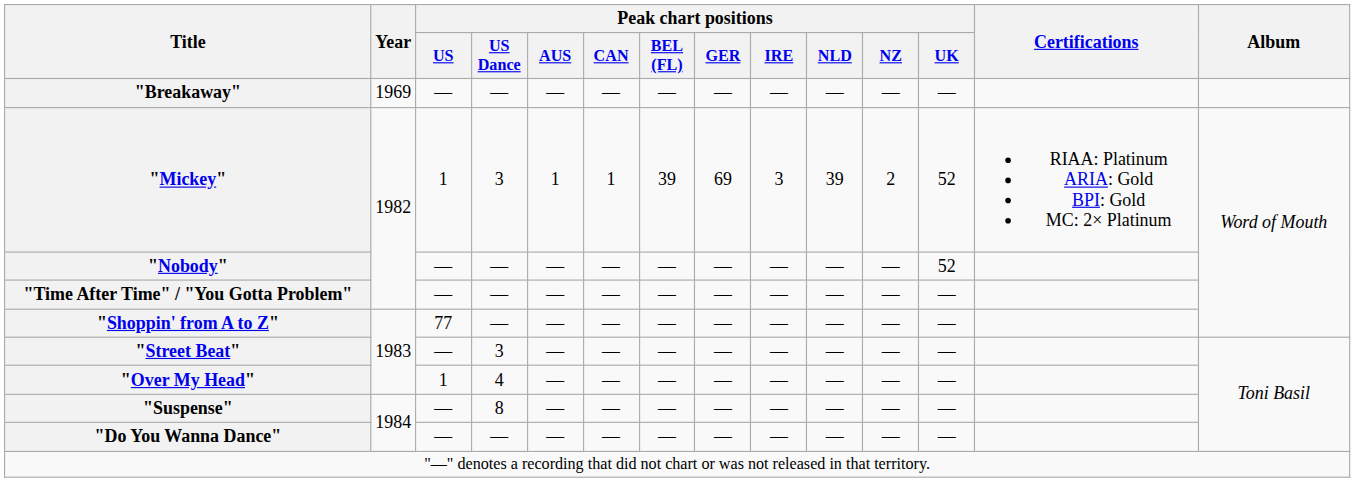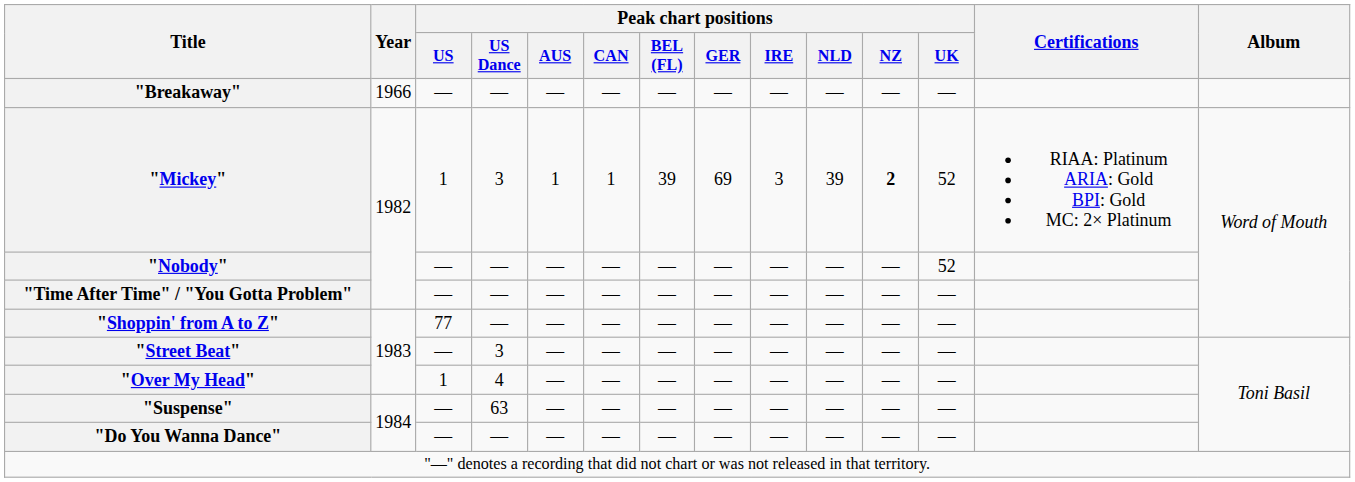(393, 92) 1969 -> (393, 92) 1966
(891, 179) normal -> (891, 179) bold
(499, 408) 8 -> (499, 408) 63
